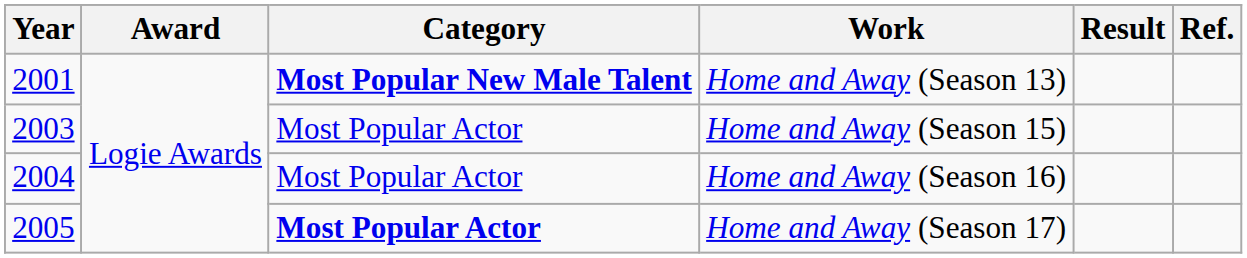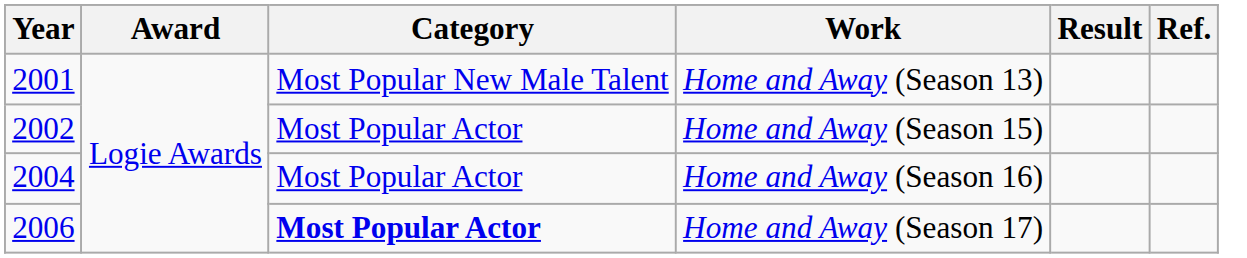(484, 78) bold -> (473, 78) normal
(43, 128) 2003 -> (43, 128) 2002
(43, 227) 2005 -> (43, 227) 2006
